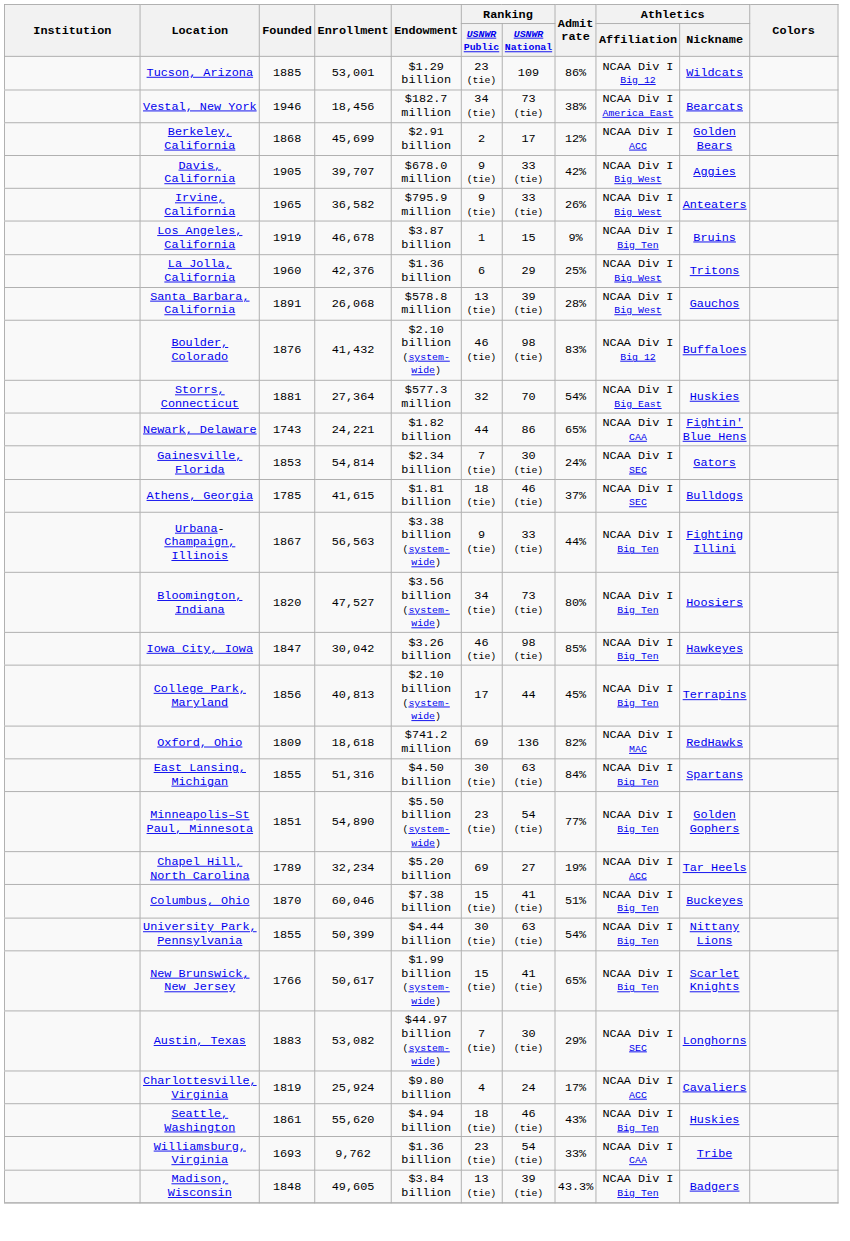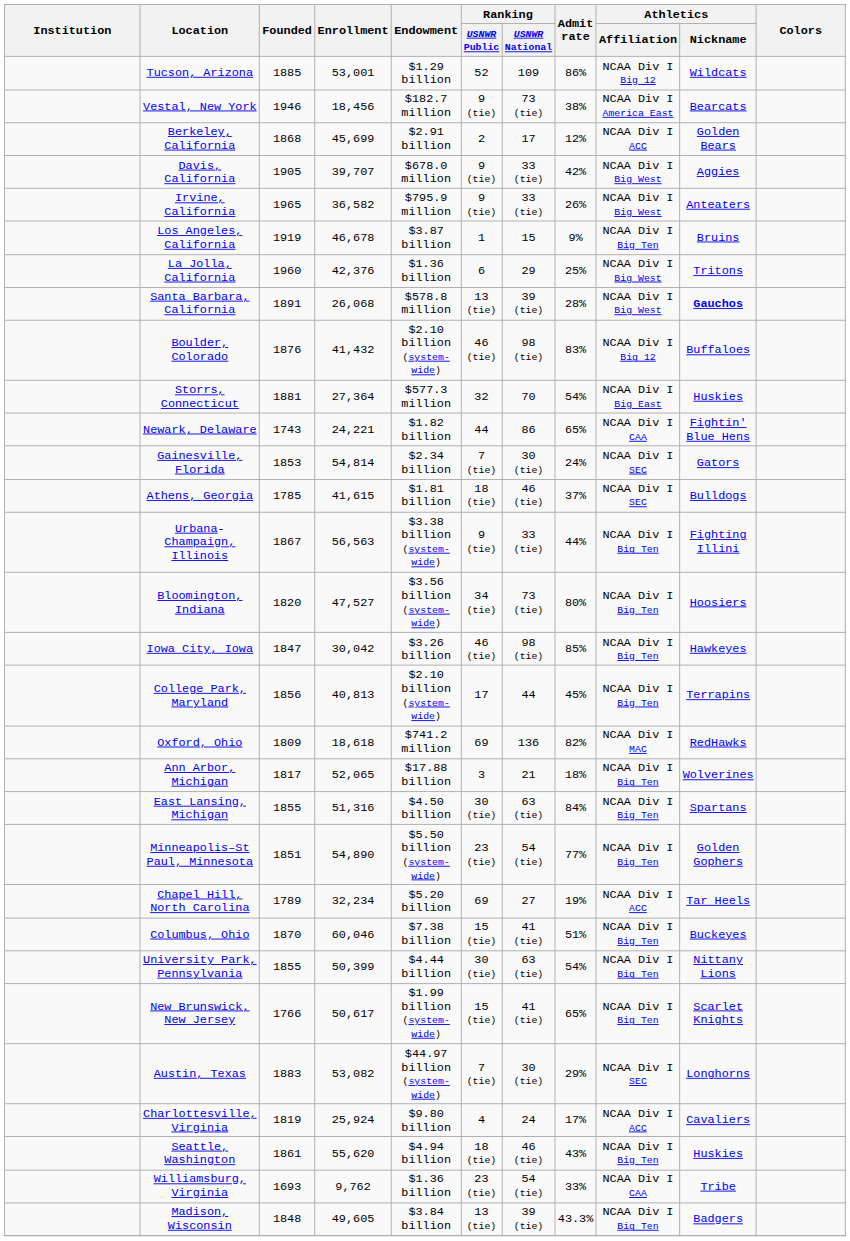(481, 73) 23 (tie) -> (481, 73) 52
(481, 106) 34 (tie) -> (481, 106) 9 (tie)
(715, 304) normal -> (718, 304) bold
+ row: (200, 775)
